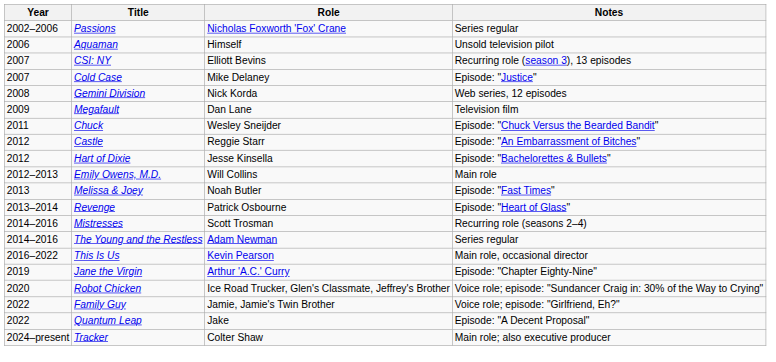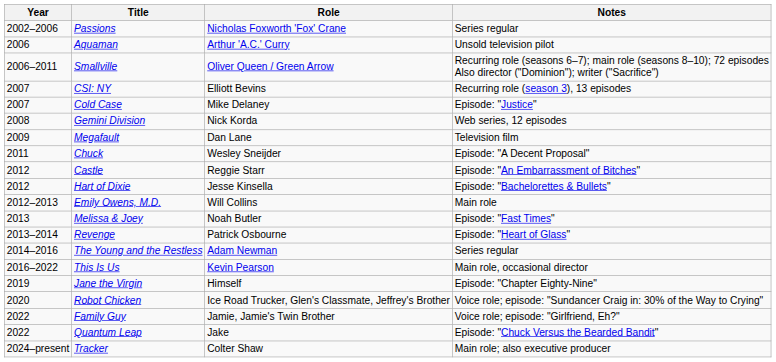(224, 45) Himself -> (248, 45) Arthur 'A.C.' Curry
+ row: (96, 67)
(557, 126) Episode: "Chuck Versus the Bearded Bandit" -> (522, 154) Episode: "A Decent Proposal"
- row: (98, 223)
(248, 272) Arthur 'A.C.' Curry -> (224, 283) Himself
(522, 321) Episode: "A Decent Proposal" -> (557, 332) Episode: "Chuck Versus the Bearded Bandit"
